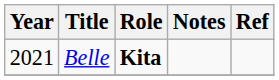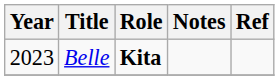(32, 57) 2021 -> (32, 57) 2023
